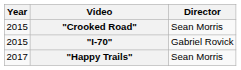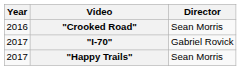(17, 27) 2015 -> (17, 27) 2016
(17, 42) 2015 -> (17, 42) 2017
